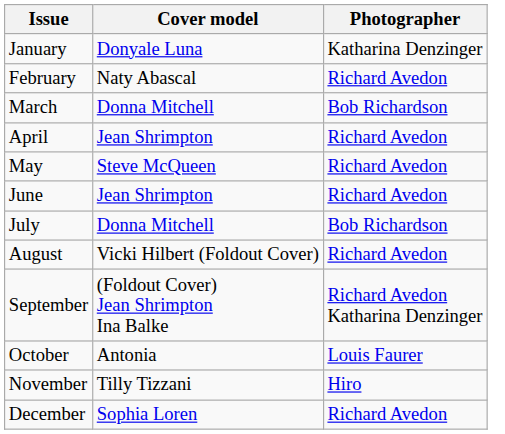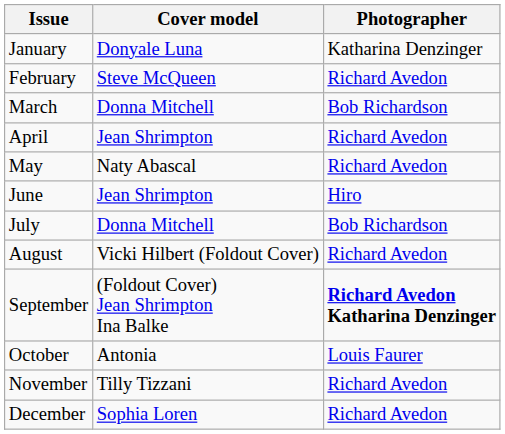(147, 78) Naty Abascal -> (156, 78) Steve McQueen
(156, 166) Steve McQueen -> (147, 166) Naty Abascal
(387, 195) Richard Avedon -> (344, 195) Hiro
(405, 305) normal -> (412, 305) bold
(344, 384) Hiro -> (387, 384) Richard Avedon
